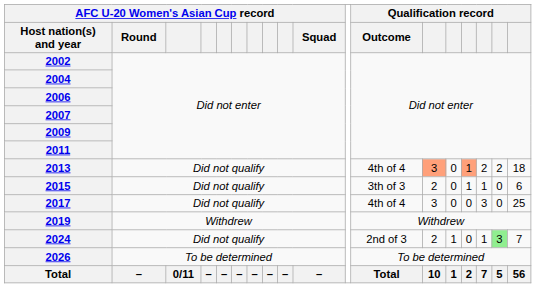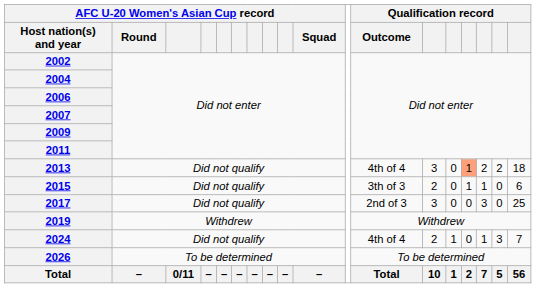(434, 168) lightsalmon background -> (434, 168) no background
(387, 204) 4th of 4 -> (387, 204) 2nd of 3
(387, 239) 2nd of 3 -> (387, 239) 4th of 4
(500, 239) lightgreen background -> (500, 239) no background
